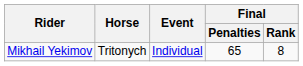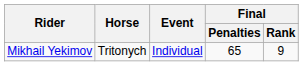(281, 52) 8 -> (281, 52) 9
